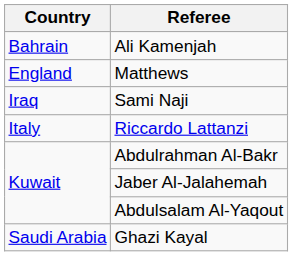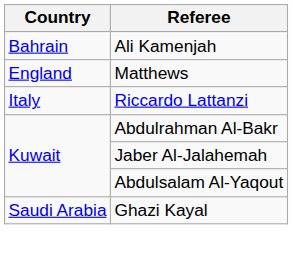- row: (151, 100)
